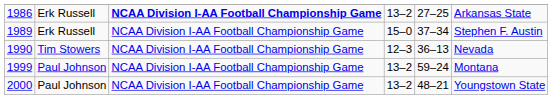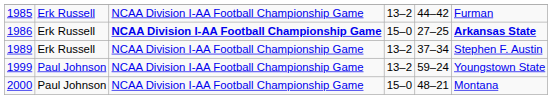+ row: (20, 13)
(399, 13) 13–2 -> (399, 31) 15–0
(493, 13) normal -> (495, 31) bold
(399, 31) 15–0 -> (399, 49) 13–2
- row: (20, 49)
(476, 67) Montana -> (500, 67) Youngstown State
(399, 85) 13–2 -> (399, 85) 15–0
(500, 85) Youngstown State -> (476, 85) Montana
